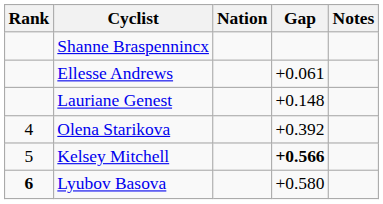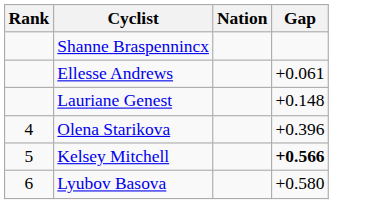- column: (353, 18)
(300, 128) +0.392 -> (300, 128) +0.396
(29, 184) bold -> (29, 184) normal
